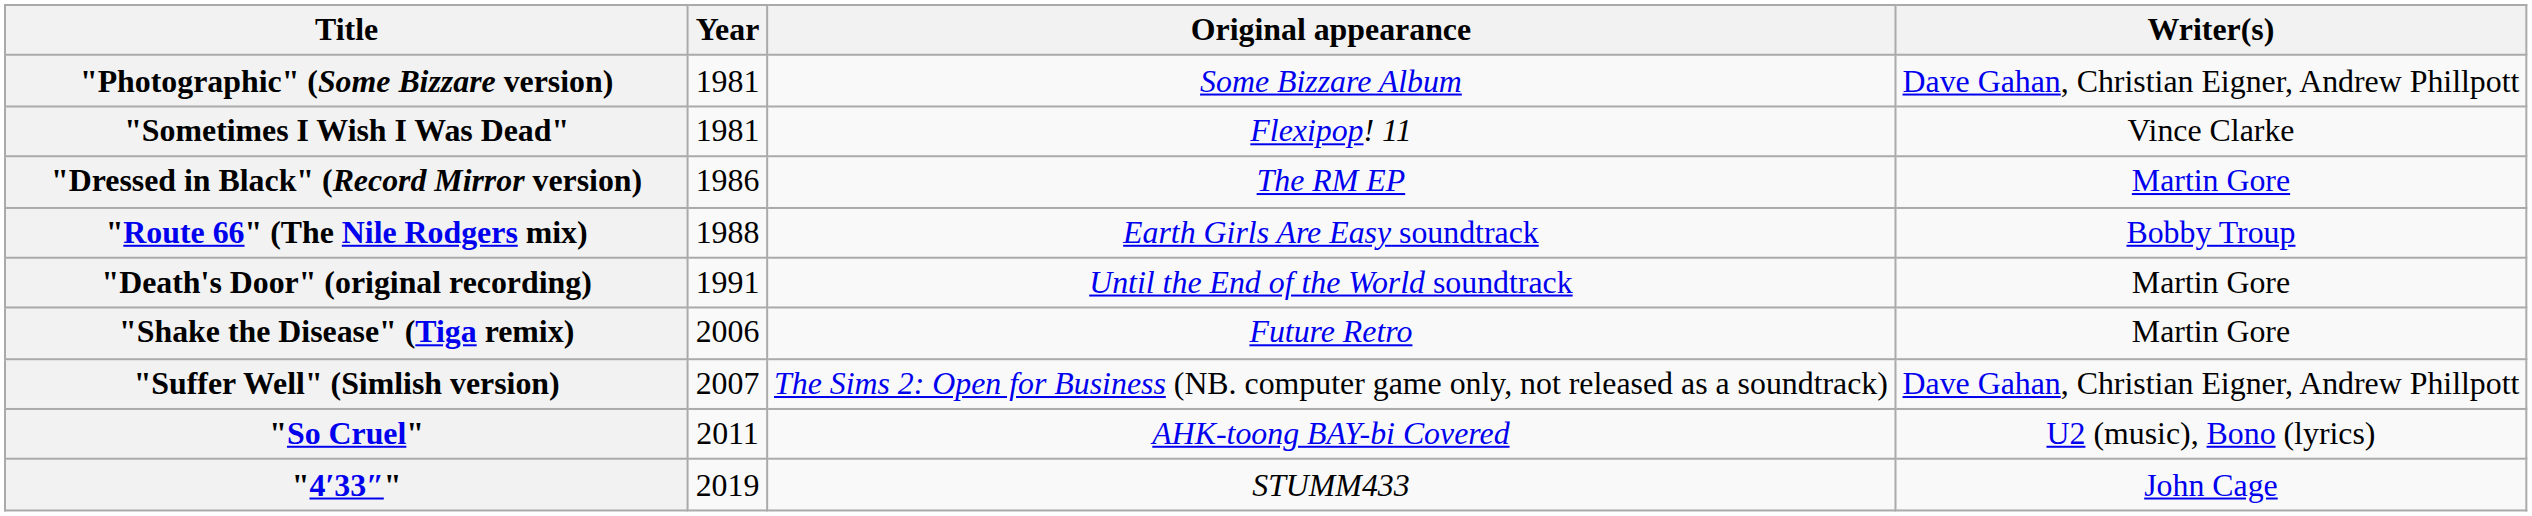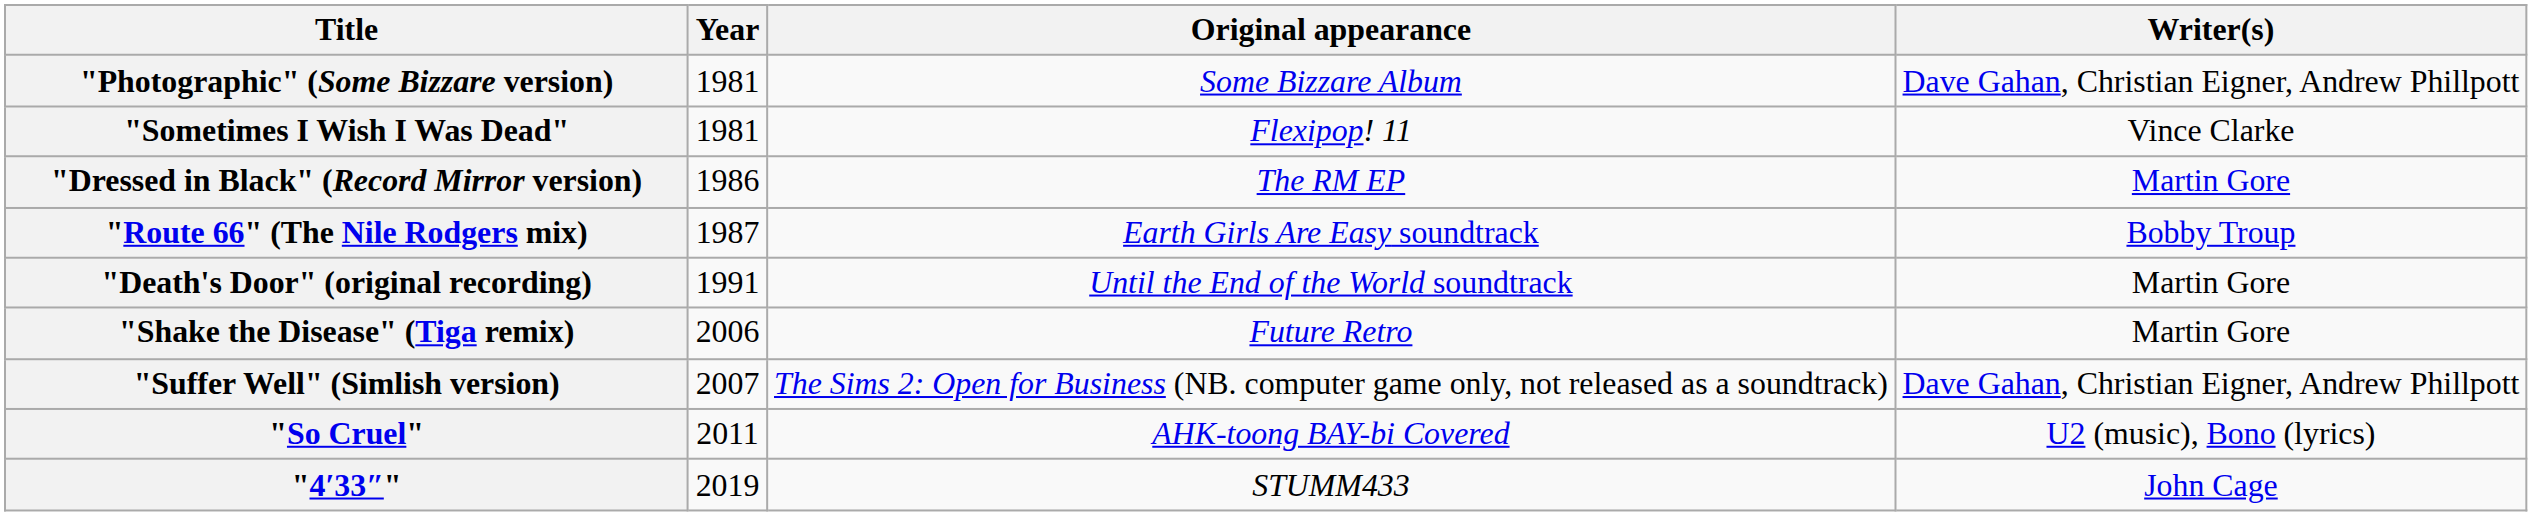(727, 231) 1988 -> (727, 231) 1987
